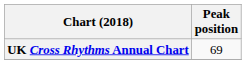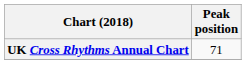(216, 49) 69 -> (216, 49) 71
